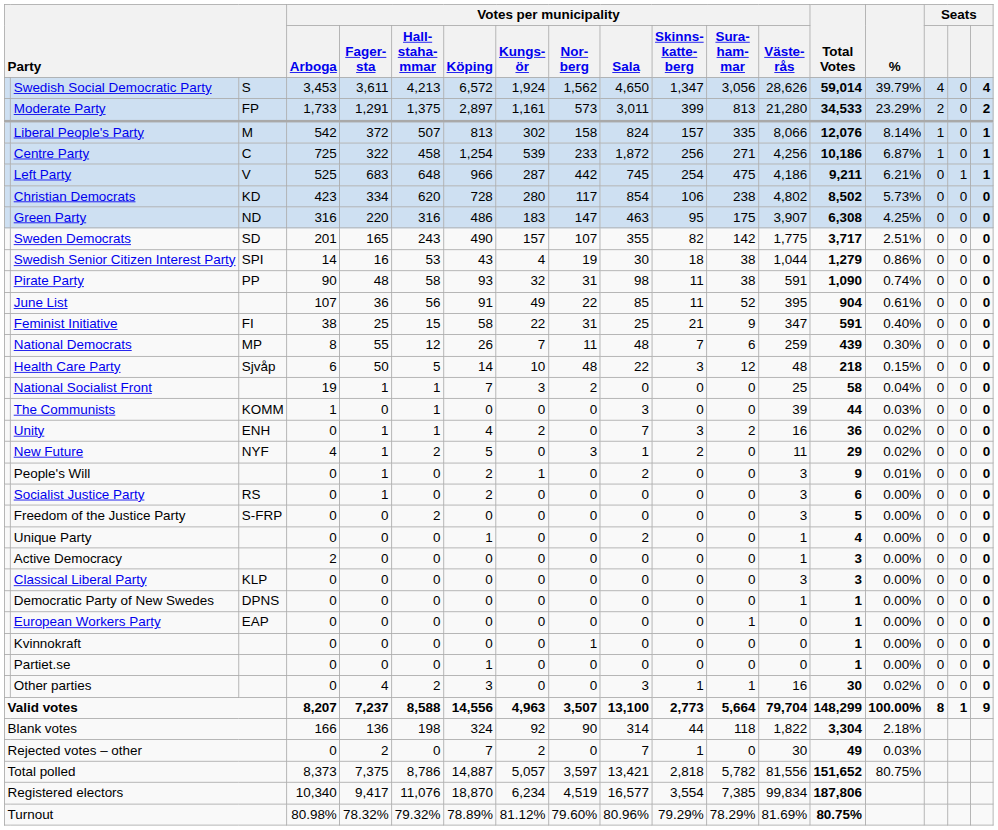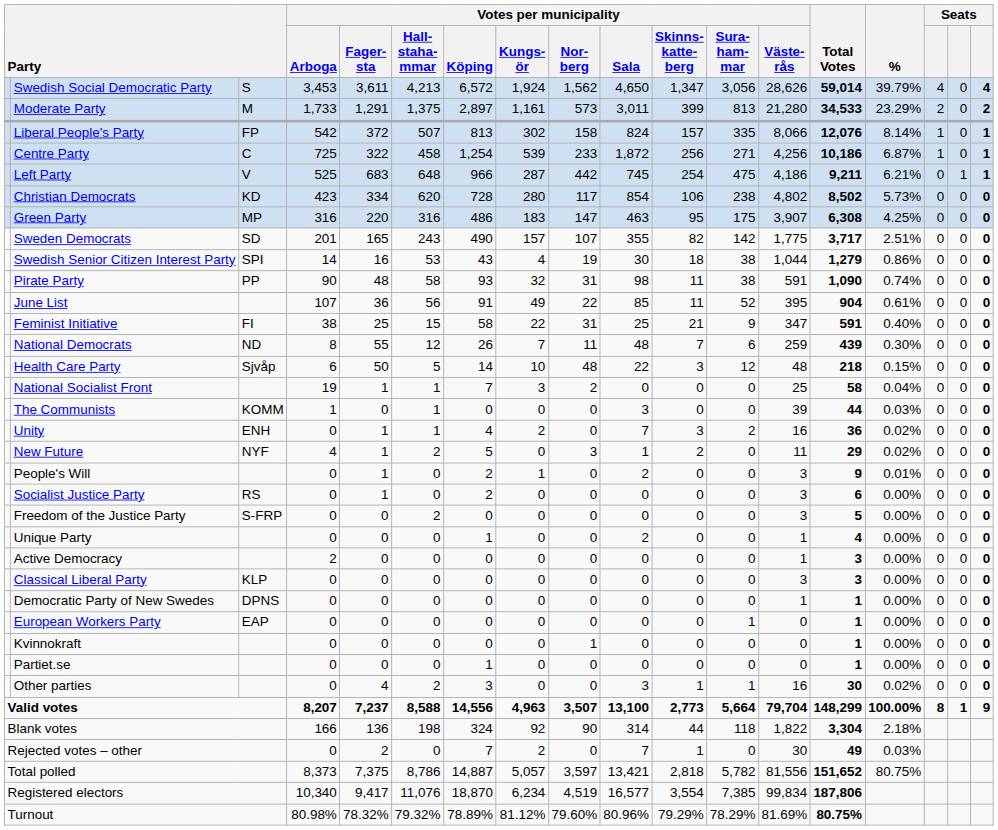(250, 109) FP -> (247, 109) M
(247, 132) M -> (250, 132) FP
(251, 217) ND -> (252, 217) MP
(252, 345) MP -> (251, 345) ND
